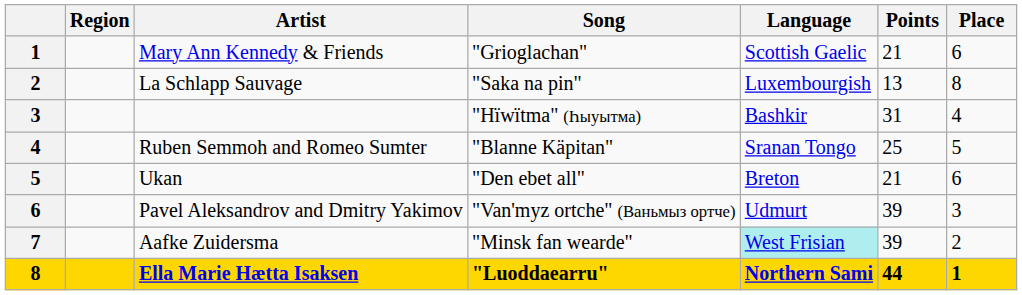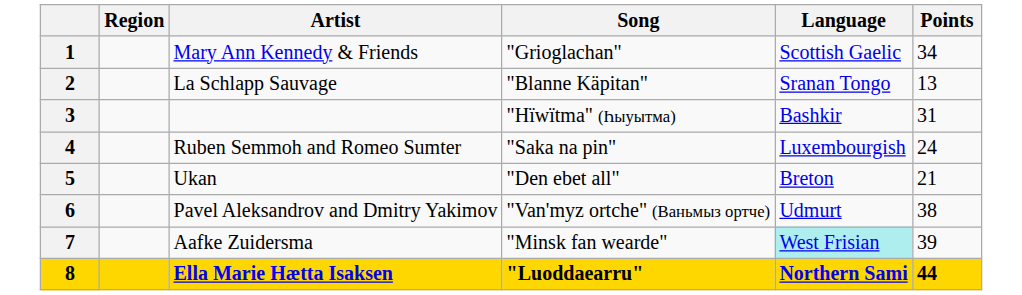- column: (982, 20)
(892, 52) 21 -> (927, 52) 34
(527, 83) "Saka na pin" -> (577, 83) "Blanne Käpitan"
(808, 83) Luxembourgish -> (835, 83) Sranan Tongo
(543, 147) "Blanne Käpitan" -> (561, 147) "Saka na pin"
(800, 147) Sranan Tongo -> (843, 147) Luxembourgish
(892, 147) 25 -> (927, 147) 24
(892, 210) 39 -> (927, 210) 38
